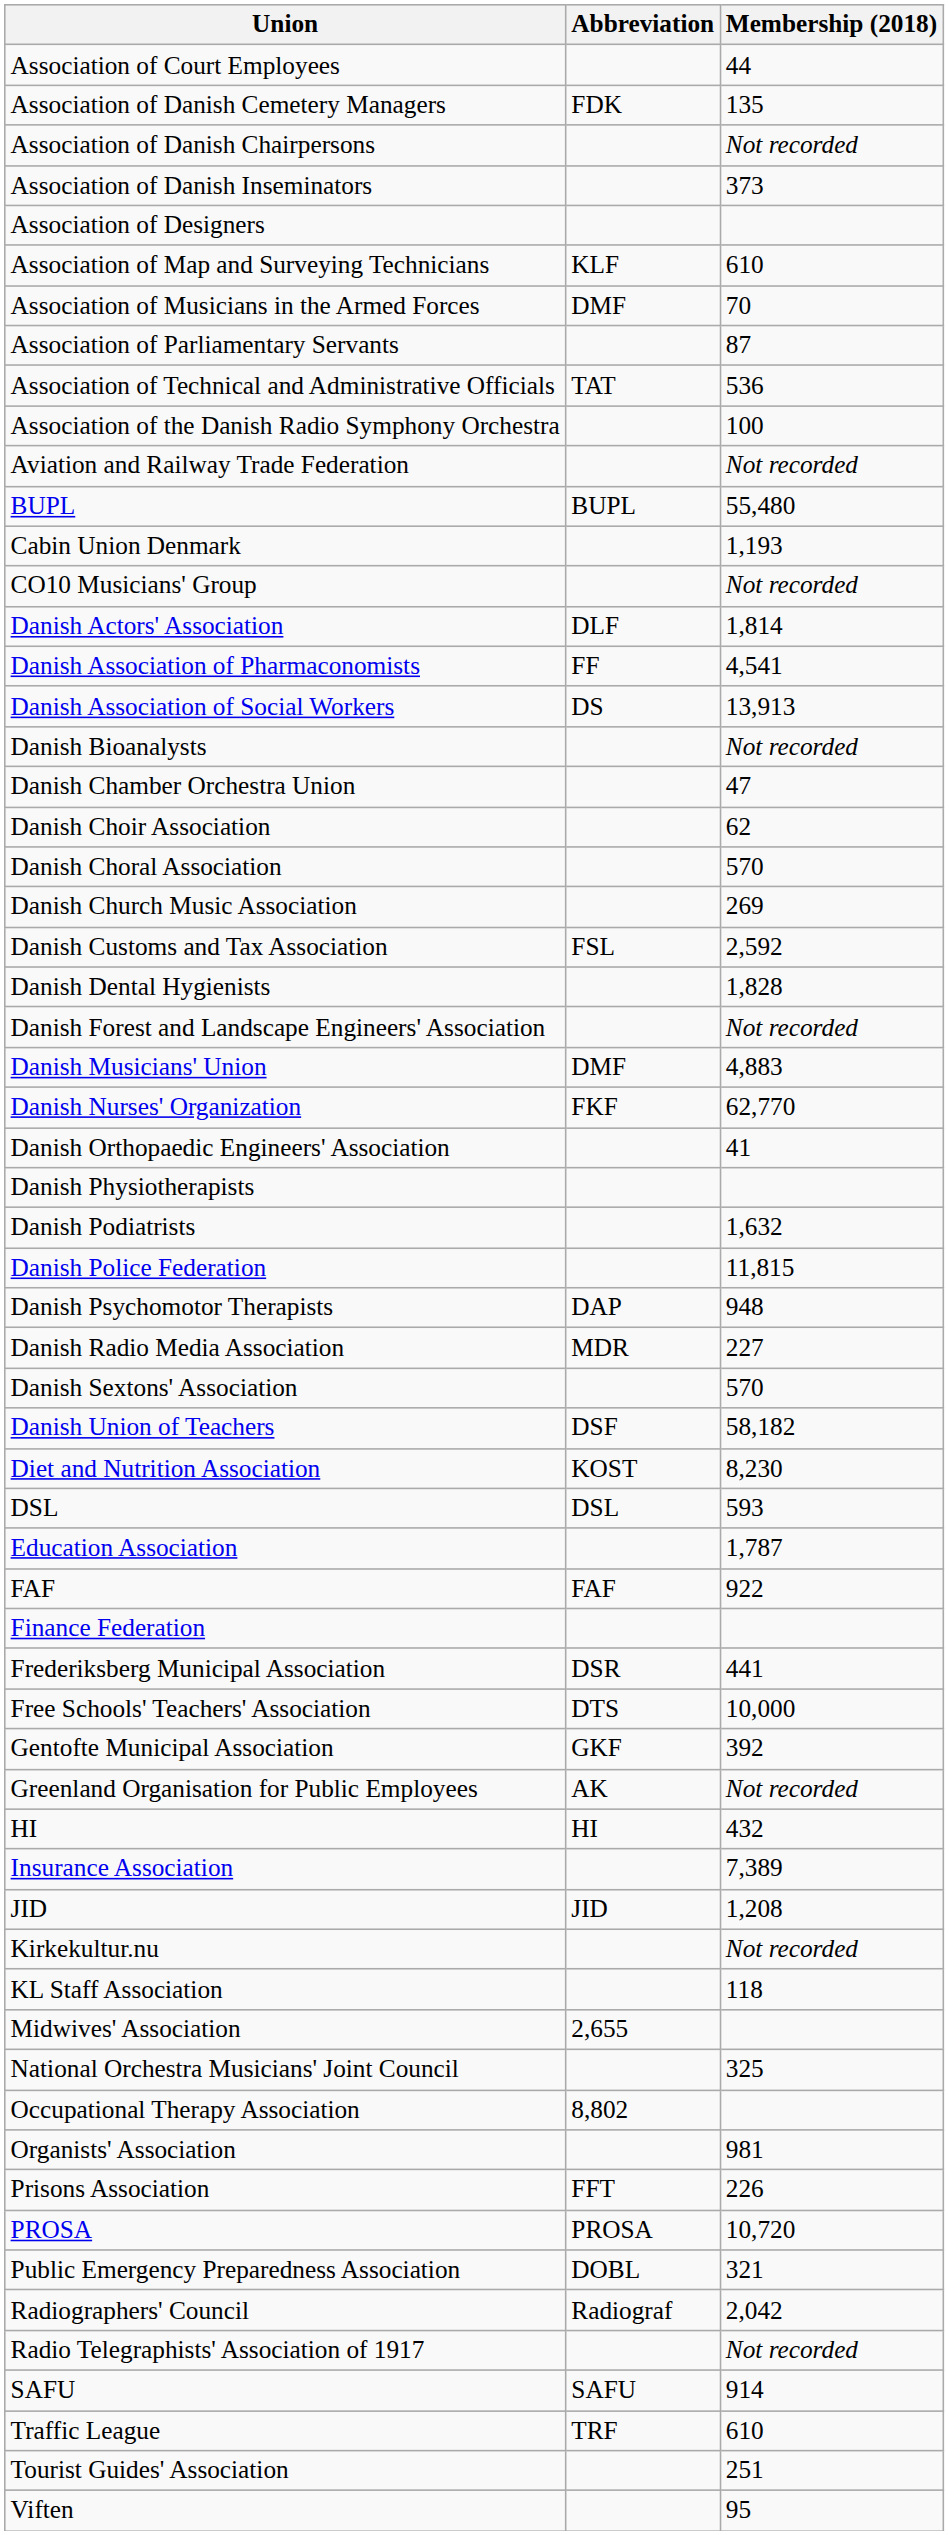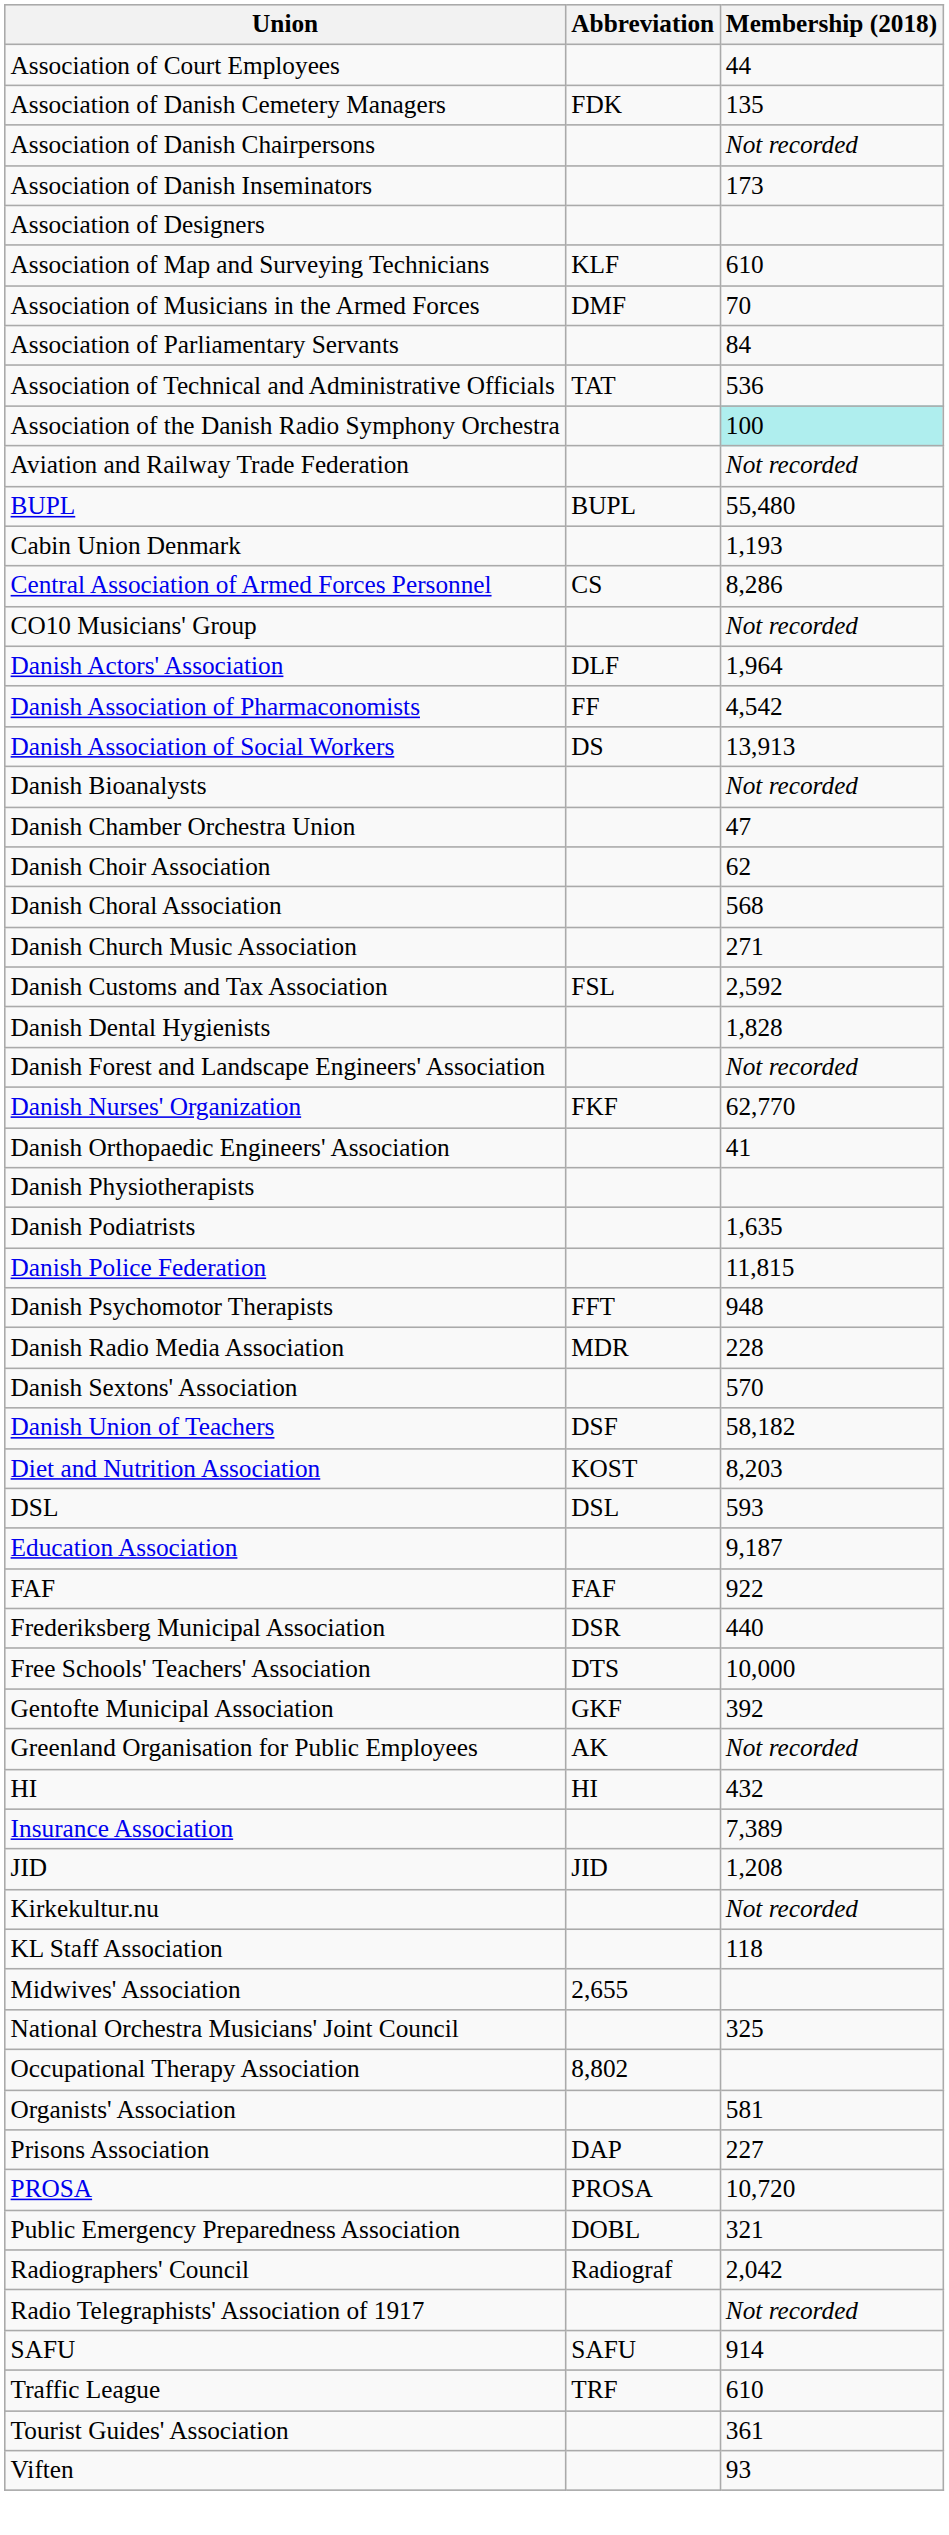(745, 184) 373 -> (745, 184) 173
(738, 345) 87 -> (738, 345) 84
(745, 425) no background -> (745, 425) paleturquoise background
+ row: (251, 585)
(754, 625) 1,814 -> (754, 666) 1,964
(754, 666) 4,541 -> (754, 706) 4,542
(745, 866) 570 -> (745, 906) 568
(745, 906) 269 -> (745, 946) 271
- row: (139, 1066)
(754, 1227) 1,632 -> (754, 1227) 1,635
(597, 1307) DAP -> (593, 1307) FFT
(745, 1347) 227 -> (745, 1347) 228
(754, 1467) 8,230 -> (754, 1467) 8,203
(754, 1548) 1,787 -> (754, 1548) 9,187
- row: (108, 1628)
(745, 1668) 441 -> (745, 1628) 440
(745, 2149) 981 -> (745, 2109) 581
(593, 2189) FFT -> (597, 2149) DAP
(745, 2189) 226 -> (745, 2149) 227
(745, 2470) 251 -> (745, 2430) 361
(738, 2510) 95 -> (738, 2470) 93
